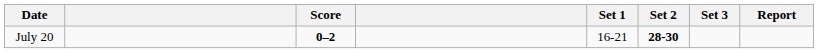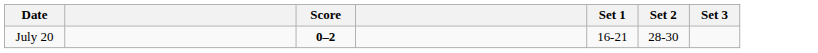- column: (777, 15)
(663, 36) bold -> (663, 36) normal
